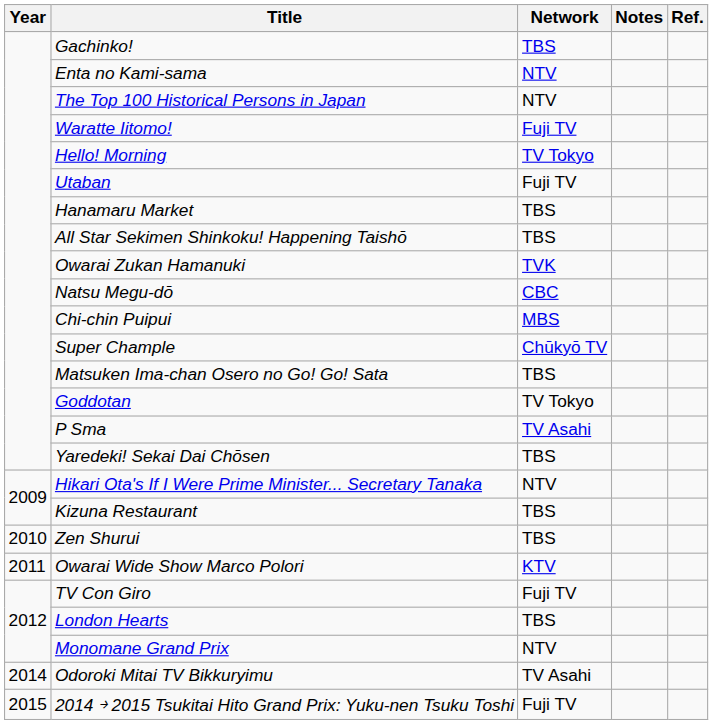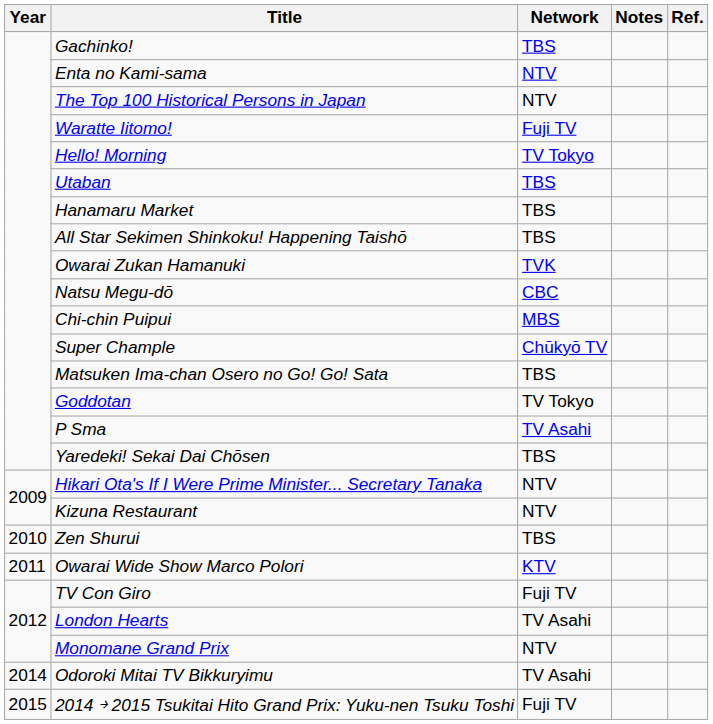(549, 182) Fuji TV -> (539, 182) TBS
(539, 511) TBS -> (539, 511) NTV
(539, 621) TBS -> (557, 621) TV Asahi
